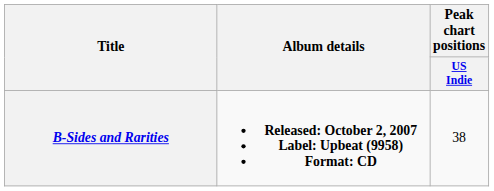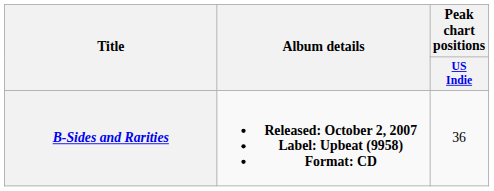(459, 138) 38 -> (459, 138) 36
